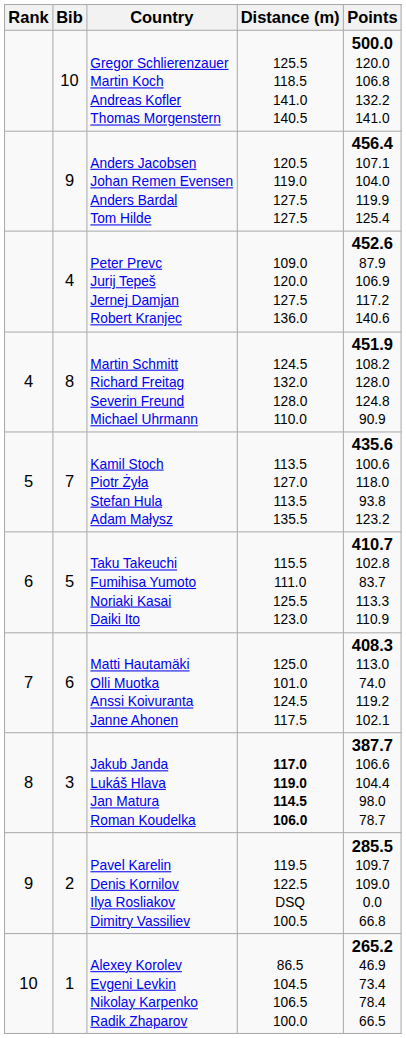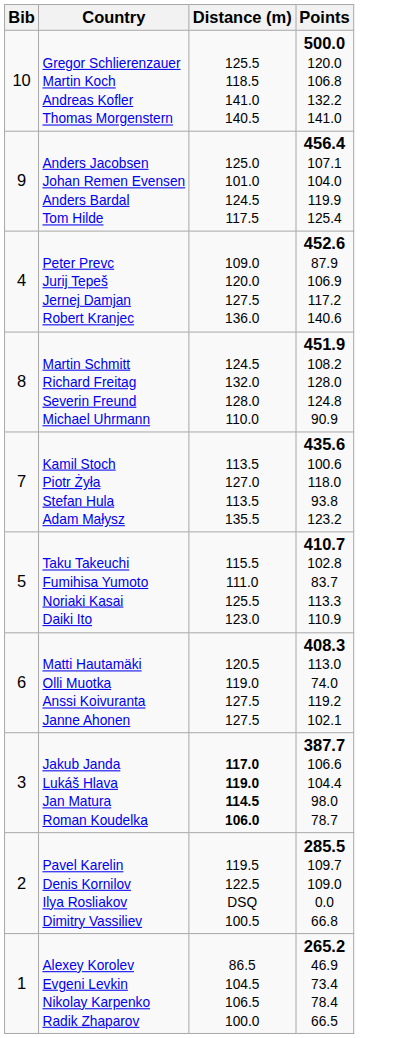- column: (28, 17)
(290, 191) 120.5 119.0 127.5 127.5 -> (242, 191) 125.0 101.0 124.5 117.5
(290, 692) 125.0 101.0 124.5 117.5 -> (242, 692) 120.5 119.0 127.5 127.5
